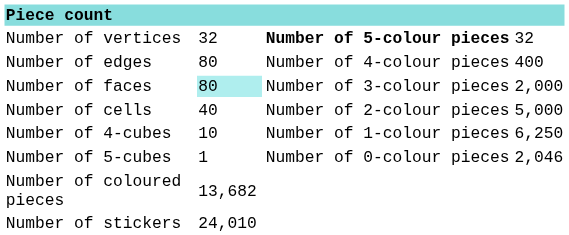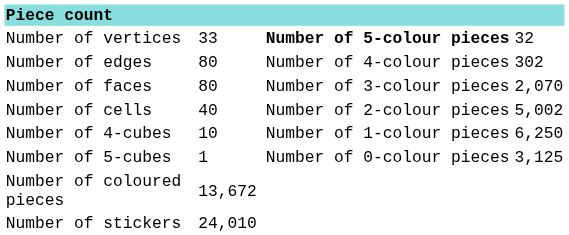(208, 39) 32 -> (208, 39) 33
(529, 63) 400 -> (529, 63) 302
(208, 86) paleturquoise background -> (208, 86) no background
(539, 86) 2,000 -> (539, 86) 2,070
(539, 110) 5,000 -> (539, 110) 5,002
(539, 158) 2,046 -> (539, 158) 3,125
(228, 191) 13,682 -> (228, 191) 13,672
